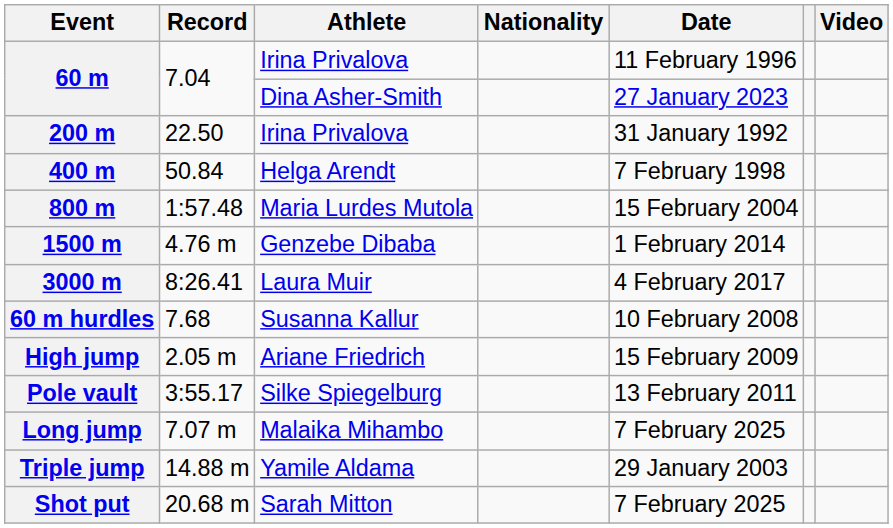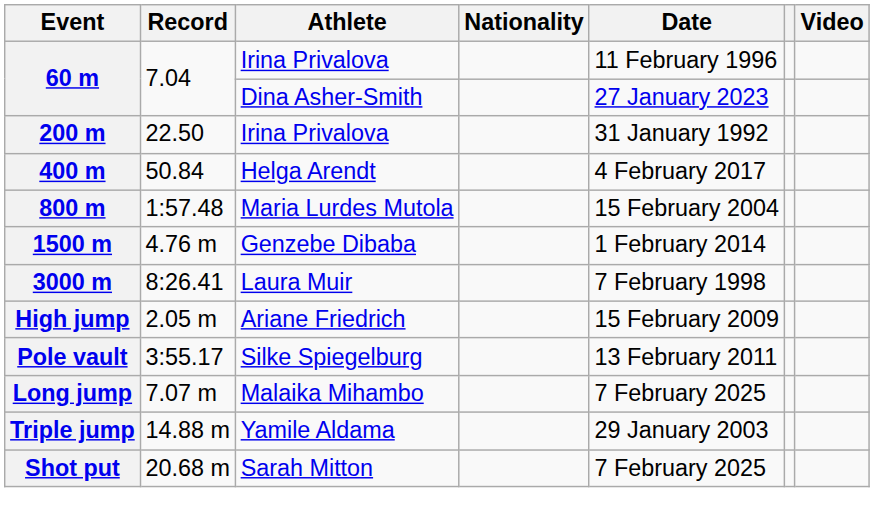(700, 171) 7 February 1998 -> (680, 171) 4 February 2017
(700, 282) 4 February 2017 -> (680, 282) 7 February 1998
- row: (82, 319)
